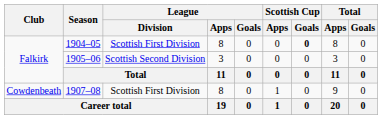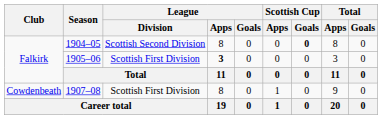(155, 43) Scottish First Division -> (155, 43) Scottish Second Division
(155, 59) Scottish Second Division -> (155, 59) Scottish First Division
(221, 59) normal -> (221, 59) bold
